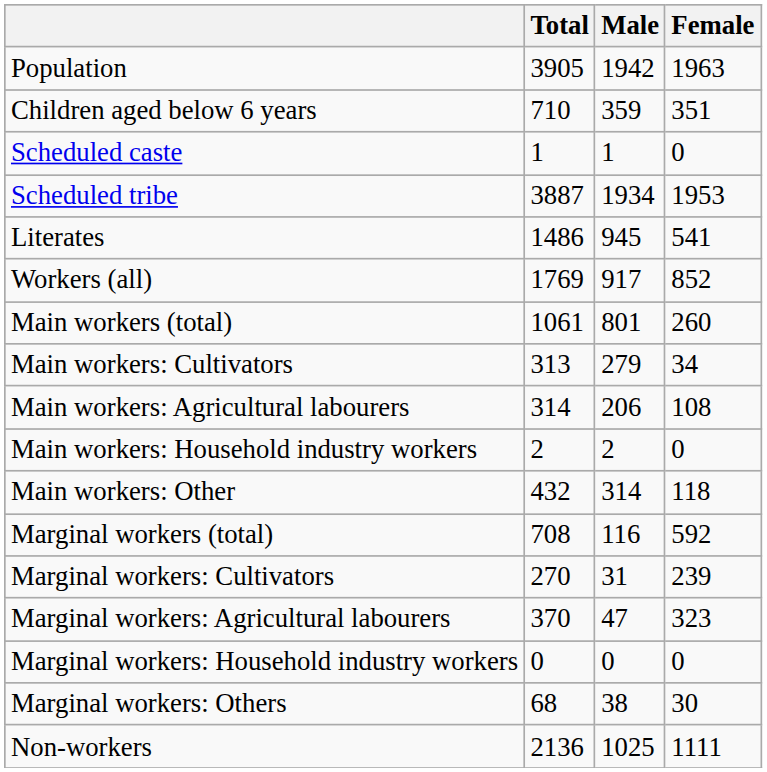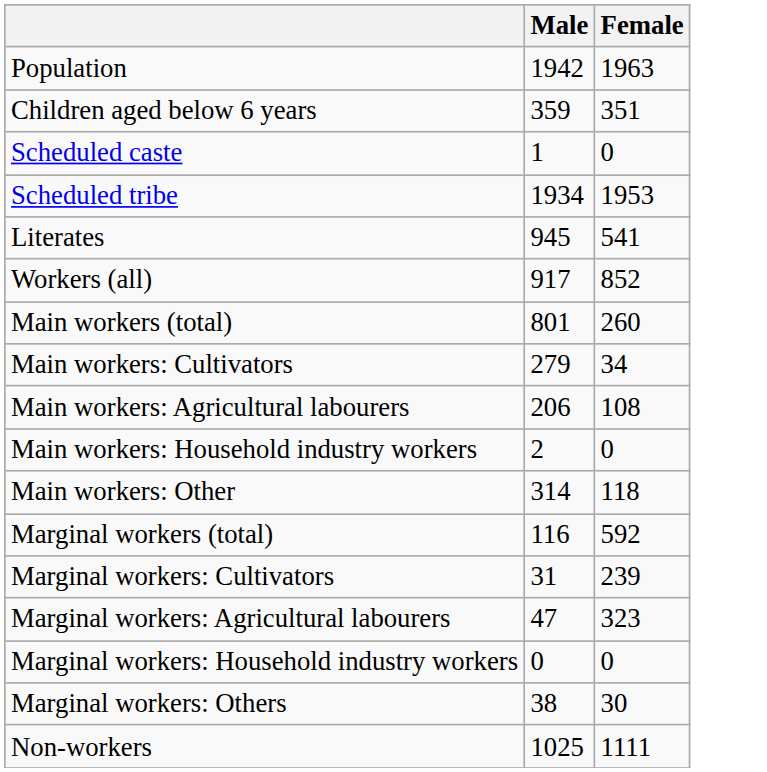- column: (560, 25)
